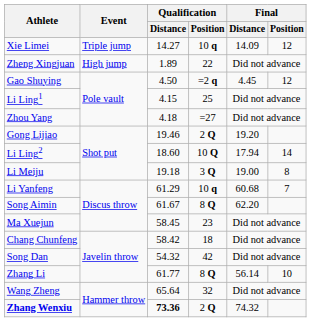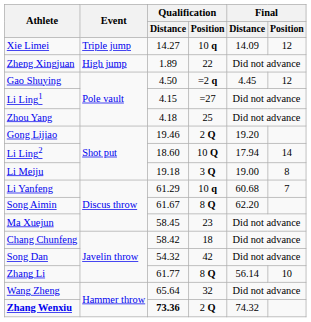(208, 99) 25 -> (208, 99) =27
(208, 117) =27 -> (208, 117) 25
